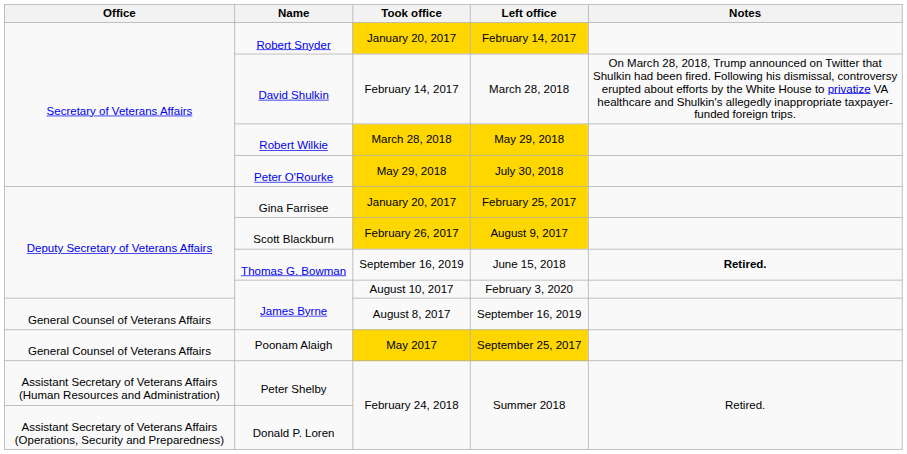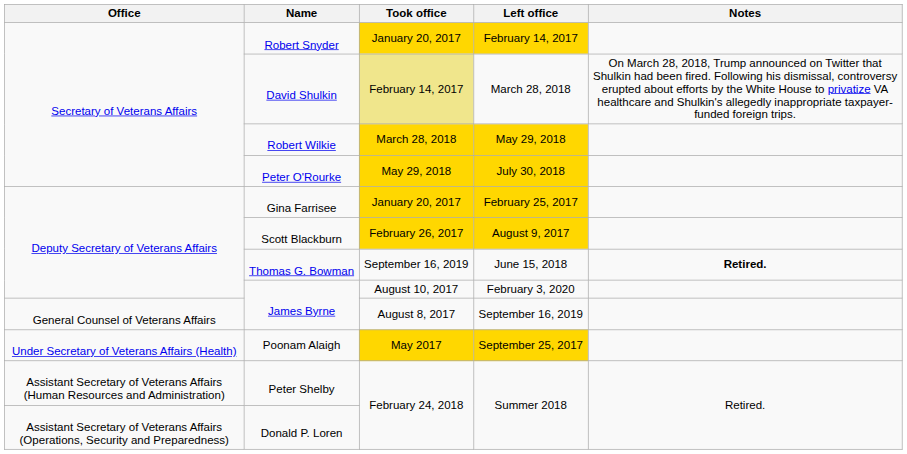(412, 89) no background -> (416, 89) khaki background
(119, 351) General Counsel of Veterans Affairs -> (124, 351) Under Secretary of Veterans Affairs (Health)
